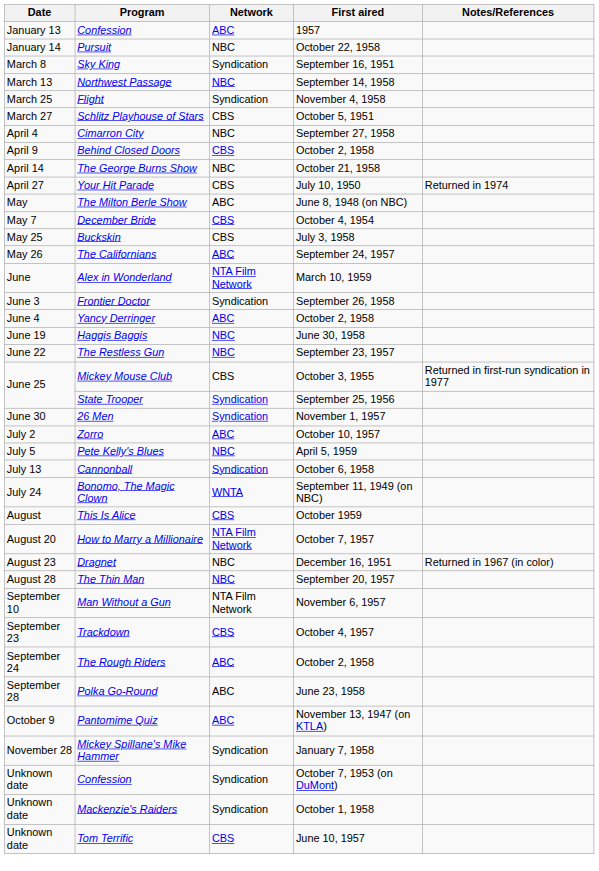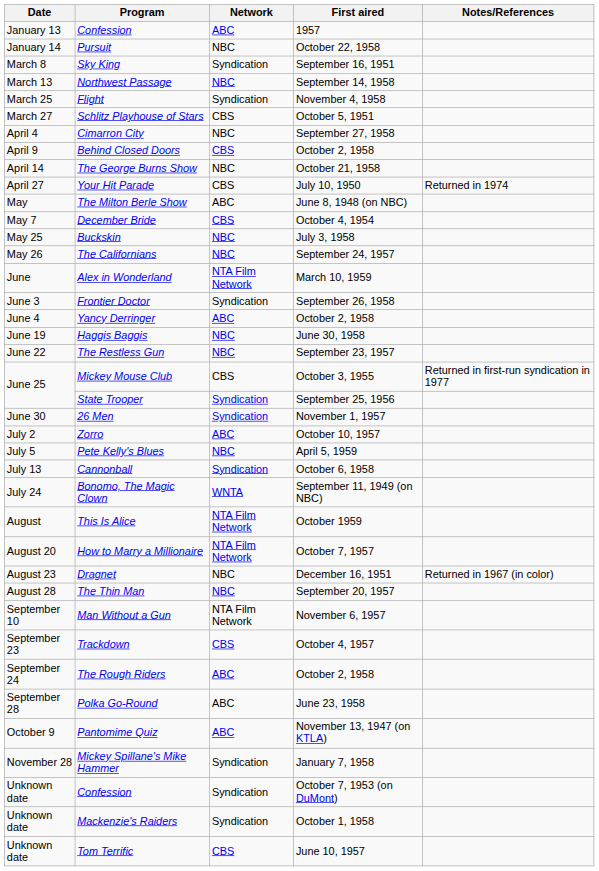(223, 237) CBS -> (223, 237) NBC
(223, 254) ABC -> (223, 254) NBC
(223, 515) CBS -> (234, 521) NTA Film Network
